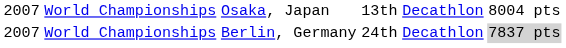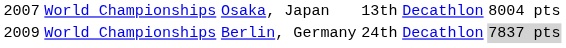(22, 33) 2007 -> (22, 33) 2009
